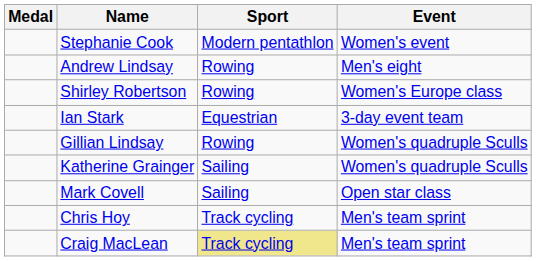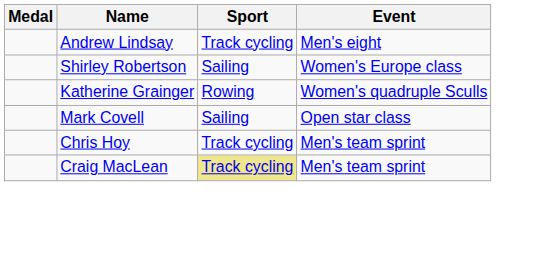- row: (117, 42)
(228, 67) Rowing -> (247, 42) Track cycling
(228, 92) Rowing -> (225, 67) Sailing
- row: (92, 117)
- row: (112, 142)
(225, 167) Sailing -> (228, 92) Rowing
